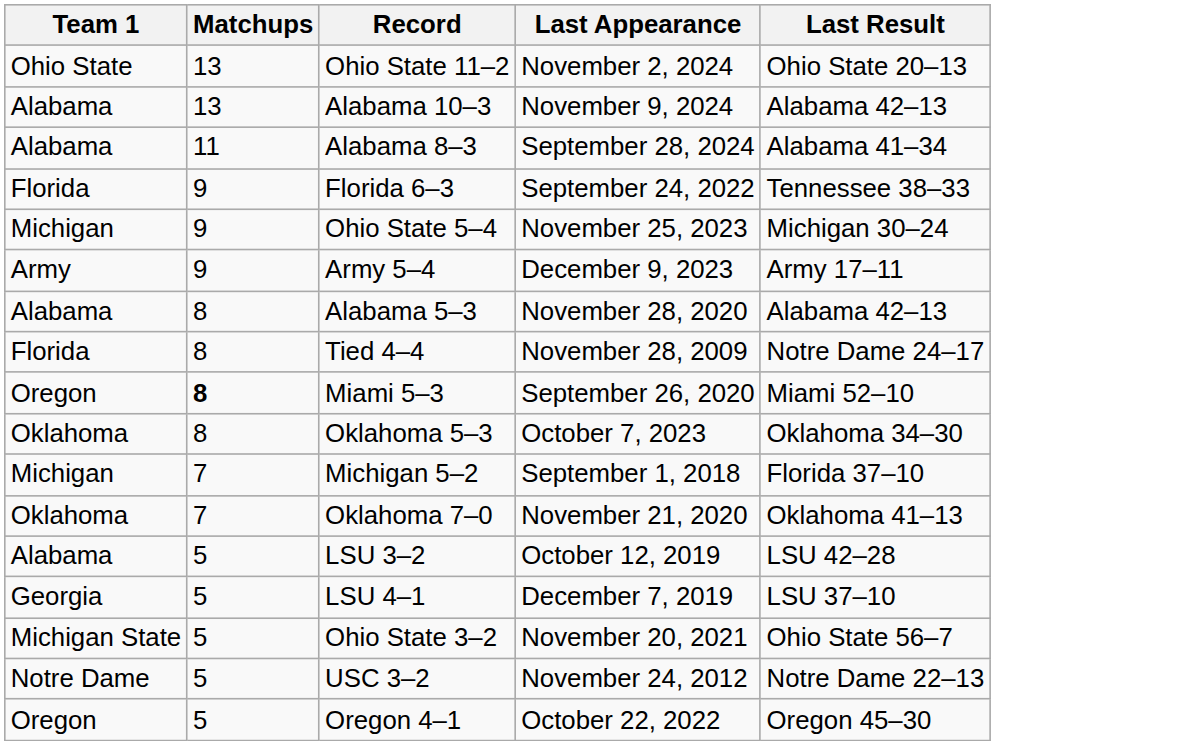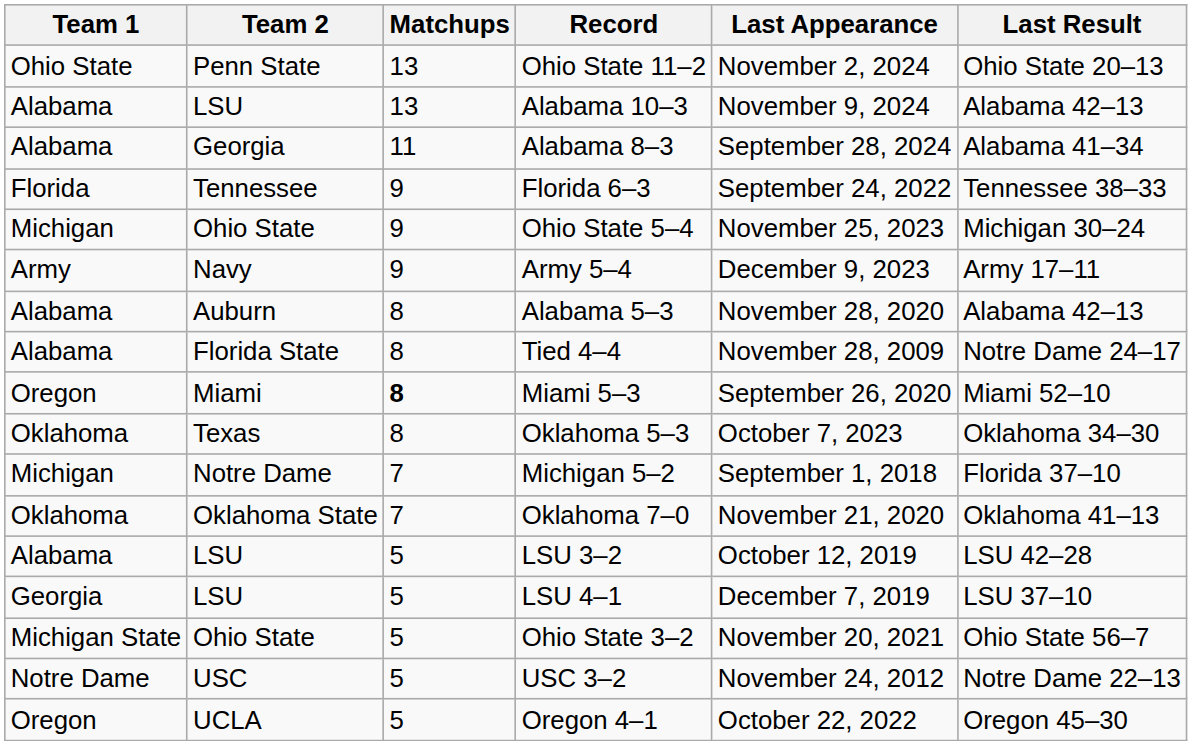+ column: (285, 24)
(50, 351) Florida -> (62, 351) Alabama
